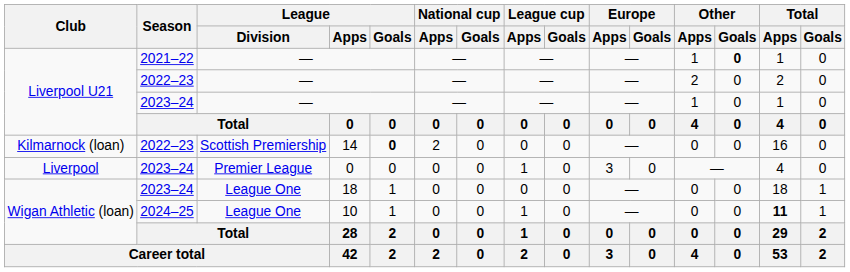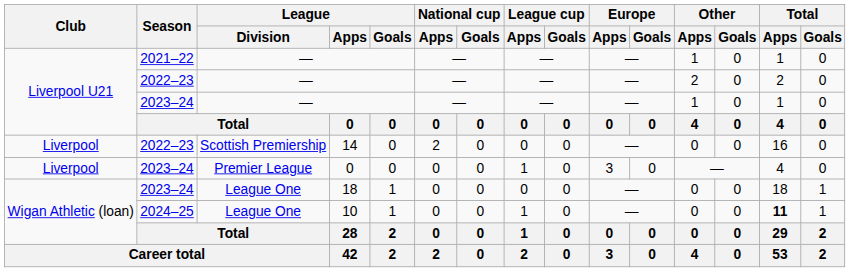(737, 59) bold -> (737, 59) normal
(71, 146) Kilmarnock (loan) -> (71, 146) Liverpool
(392, 146) bold -> (392, 146) normal
